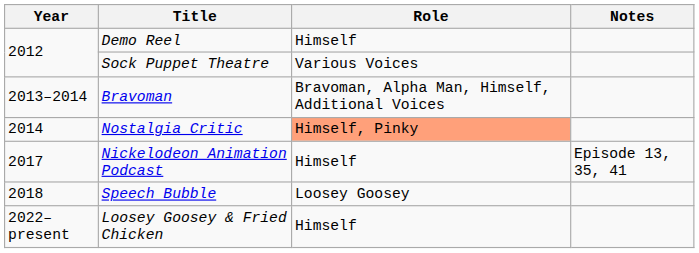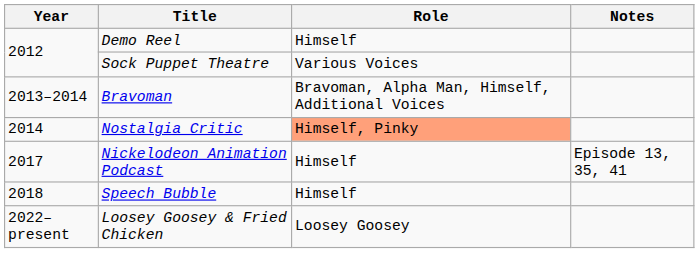(352, 194) Loosey Goosey -> (326, 194) Himself
(326, 227) Himself -> (352, 227) Loosey Goosey
